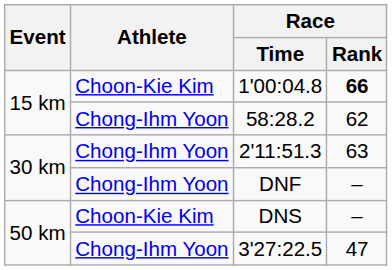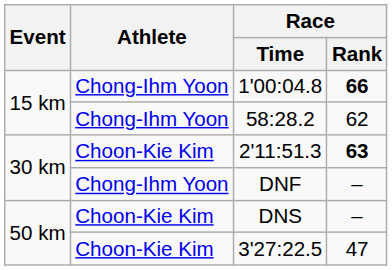(144, 86) Choon-Kie Kim -> (152, 86) Chong-Ihm Yoon
(152, 152) Chong-Ihm Yoon -> (144, 152) Choon-Kie Kim
(357, 152) normal -> (357, 152) bold
(152, 249) Chong-Ihm Yoon -> (144, 249) Choon-Kie Kim
